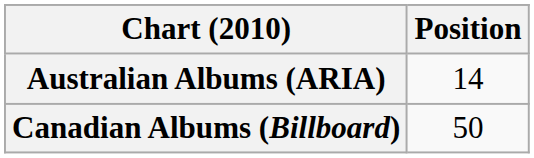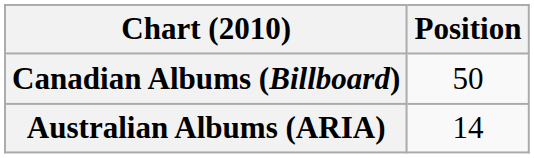rows swapped: (206, 78) <-> (206, 127)
